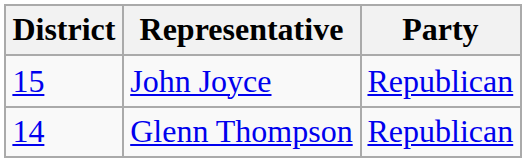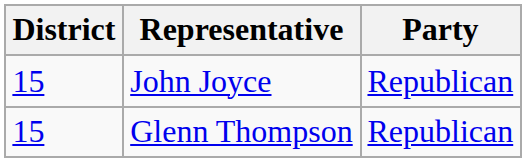(28, 131) 14 -> (28, 131) 15
